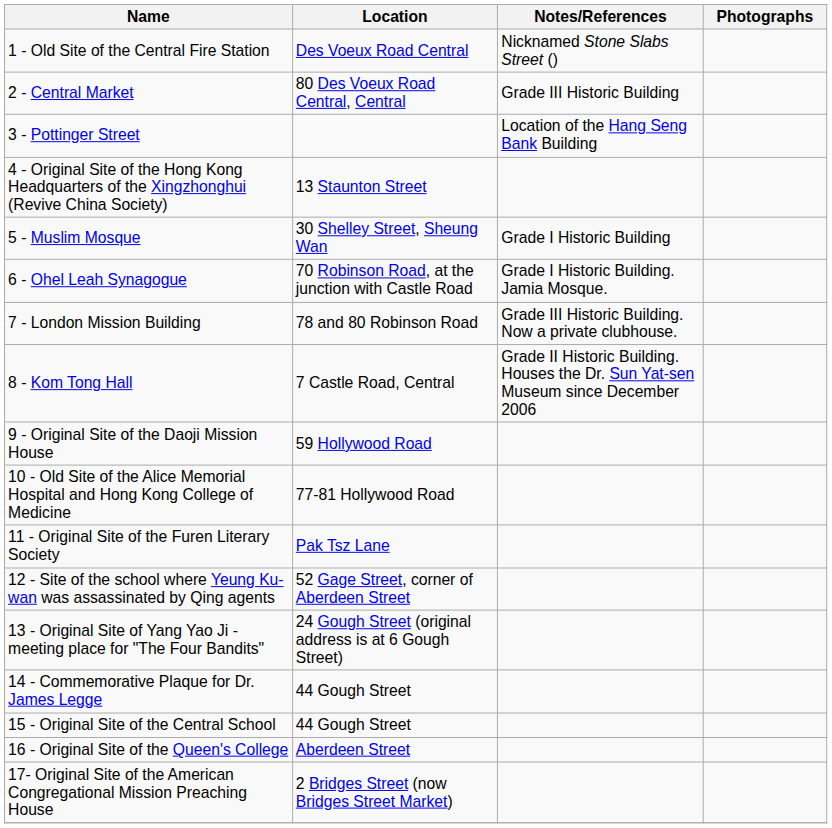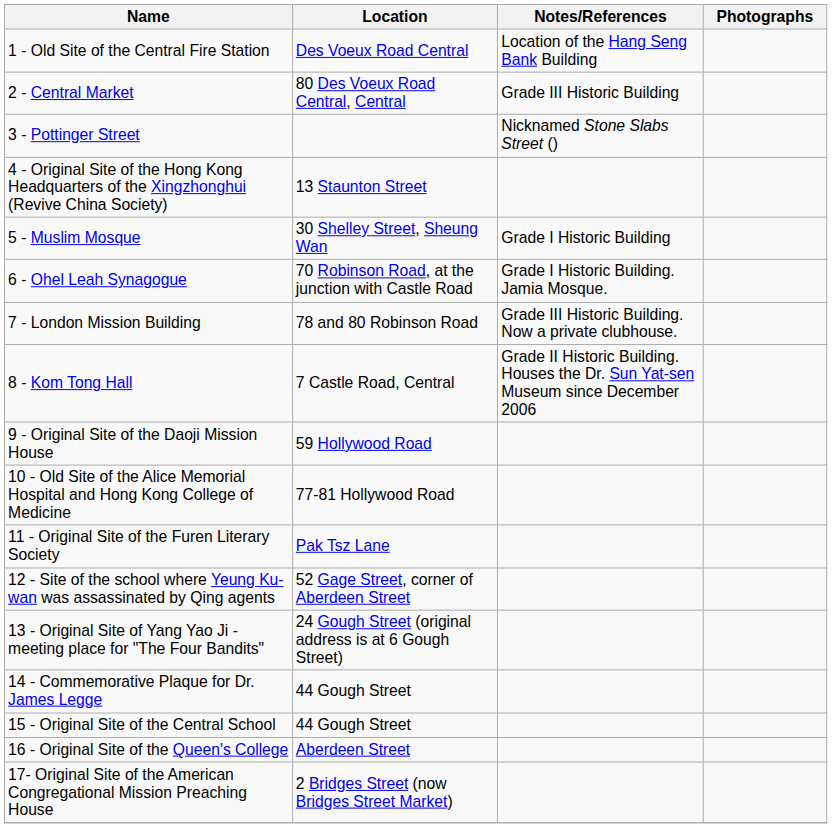(585, 50) Nicknamed Stone Slabs Street () -> (594, 50) Location of the Hang Seng Bank Building
(594, 135) Location of the Hang Seng Bank Building -> (585, 135) Nicknamed Stone Slabs Street ()
